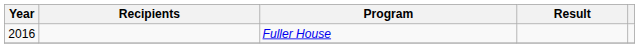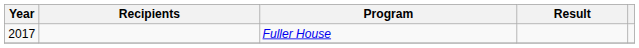(22, 33) 2016 -> (22, 33) 2017
